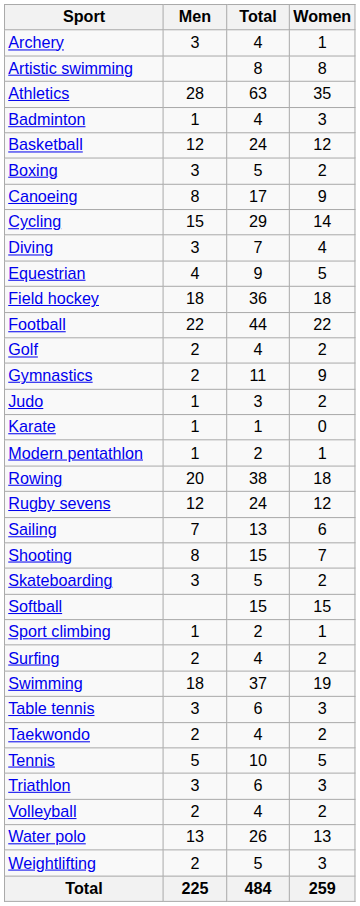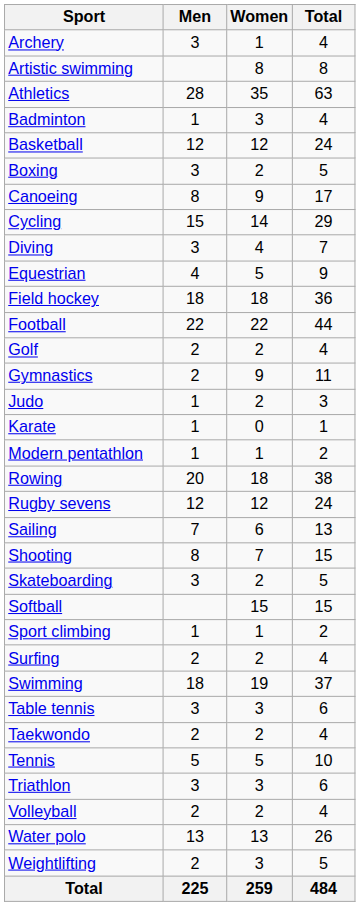columns swapped: (322, 17) <-> (258, 17)
